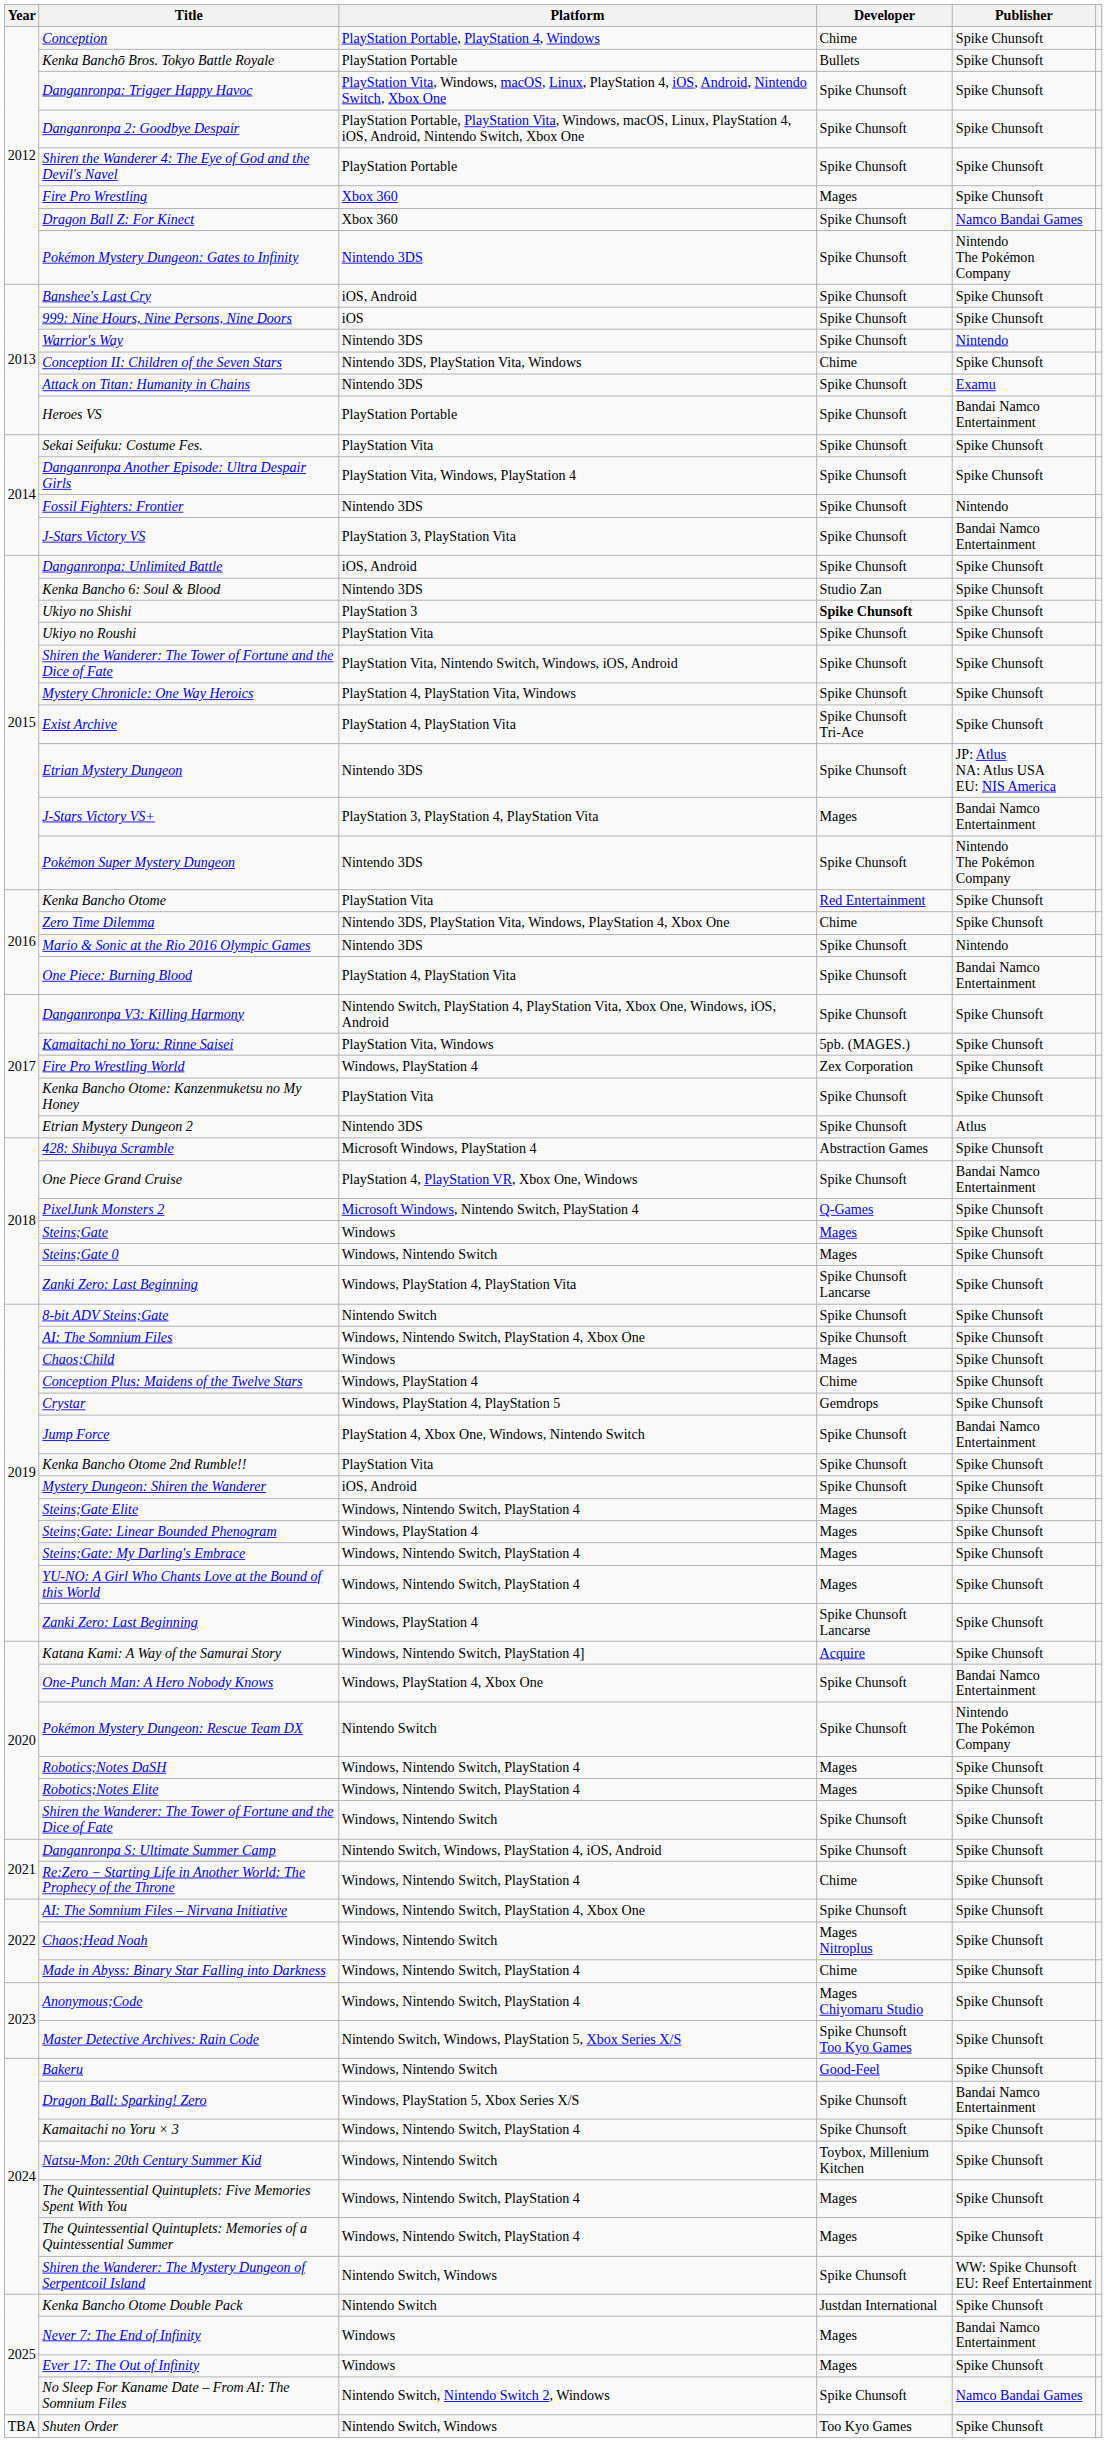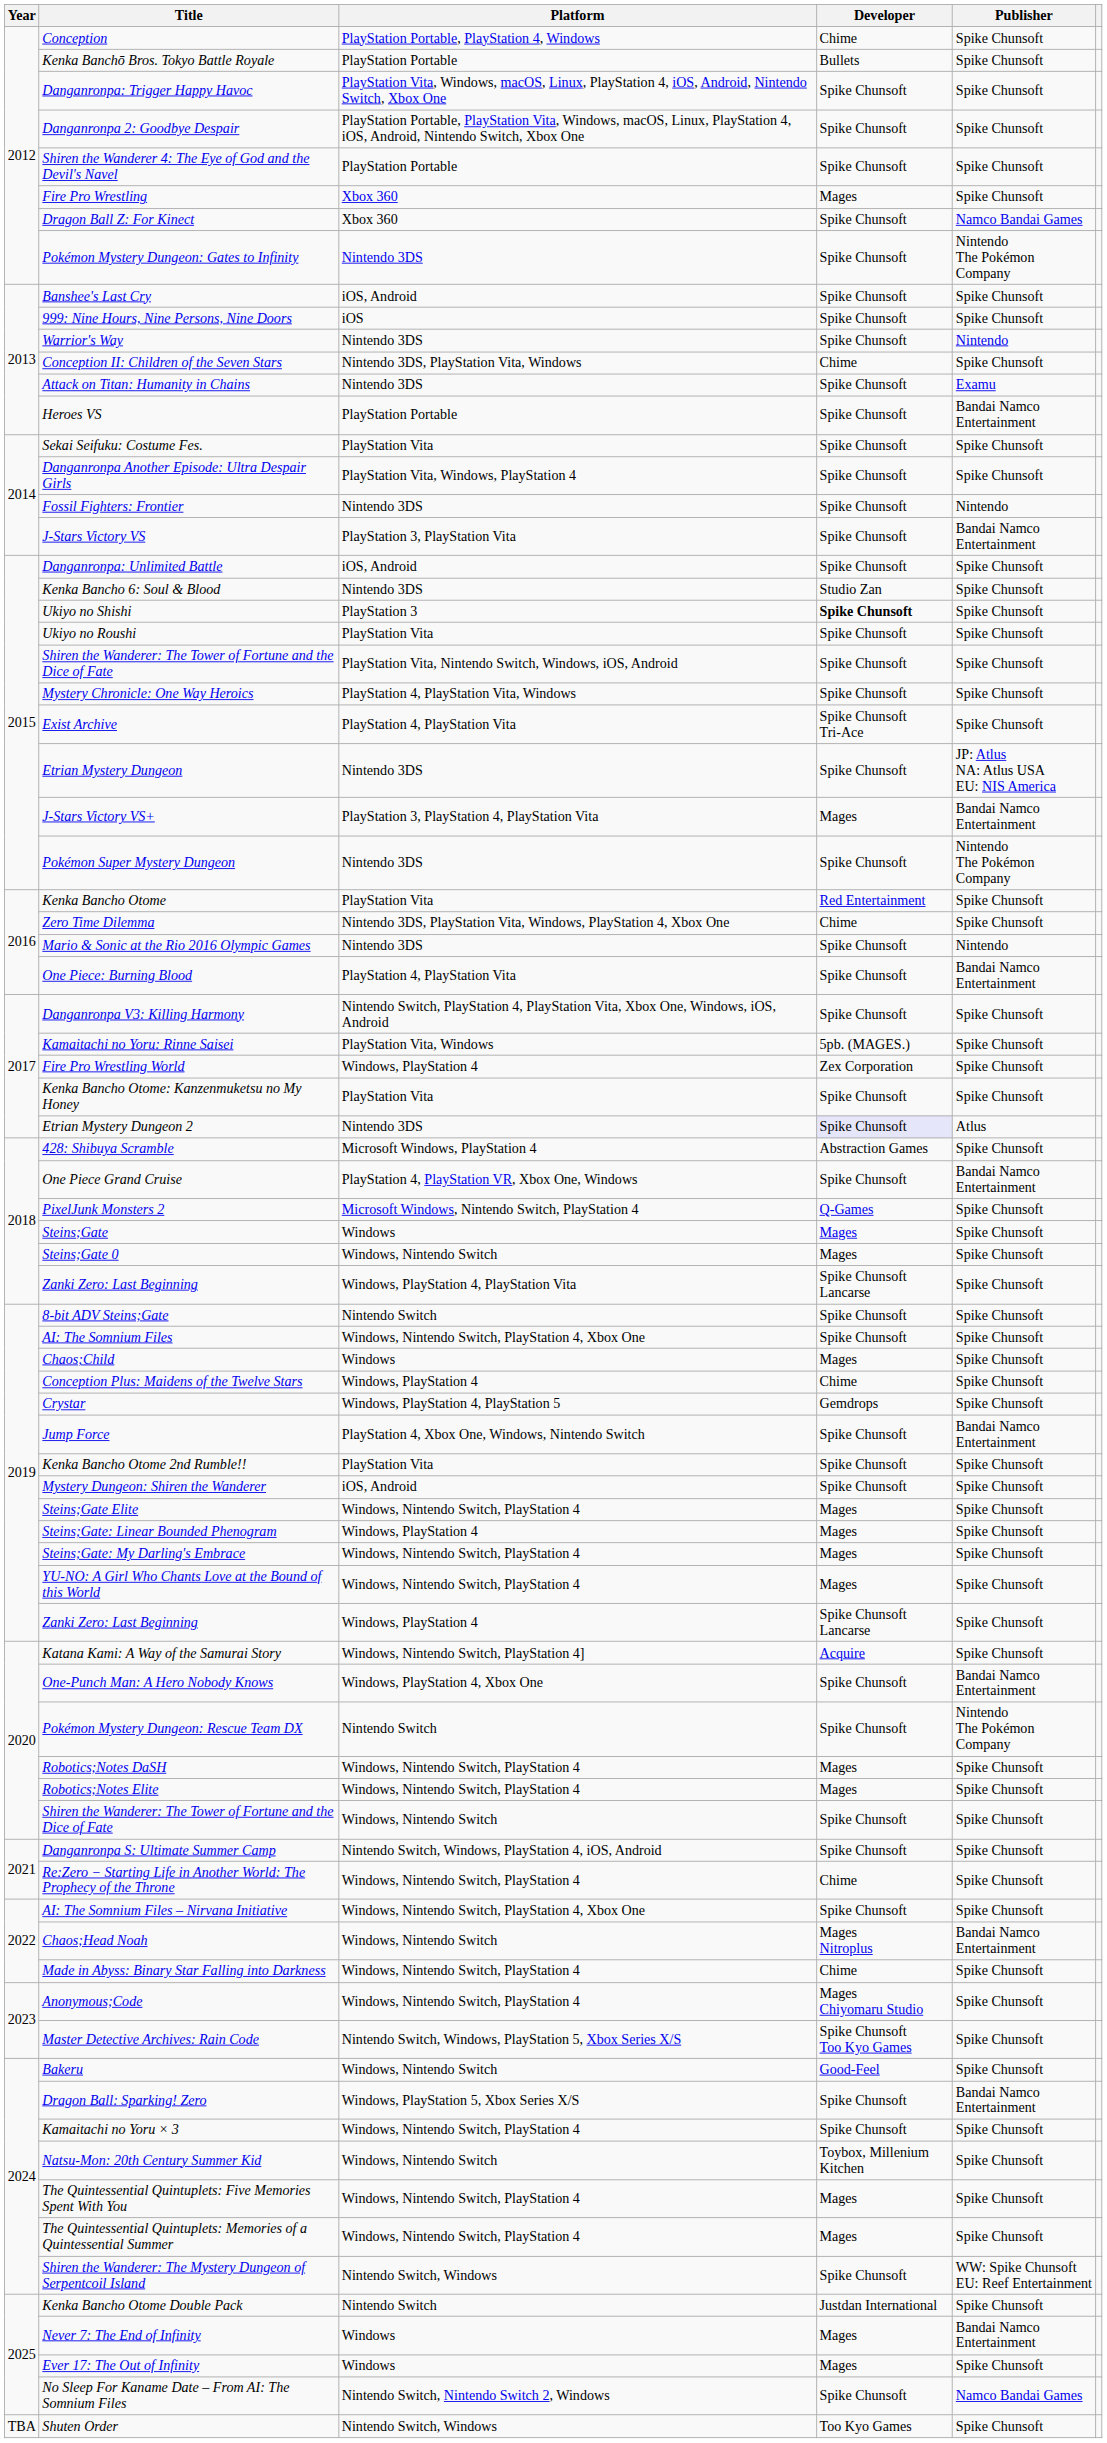(863, 1126) no background -> (863, 1126) lavender background
(999, 1940) Spike Chunsoft -> (998, 1940) Bandai Namco Entertainment
